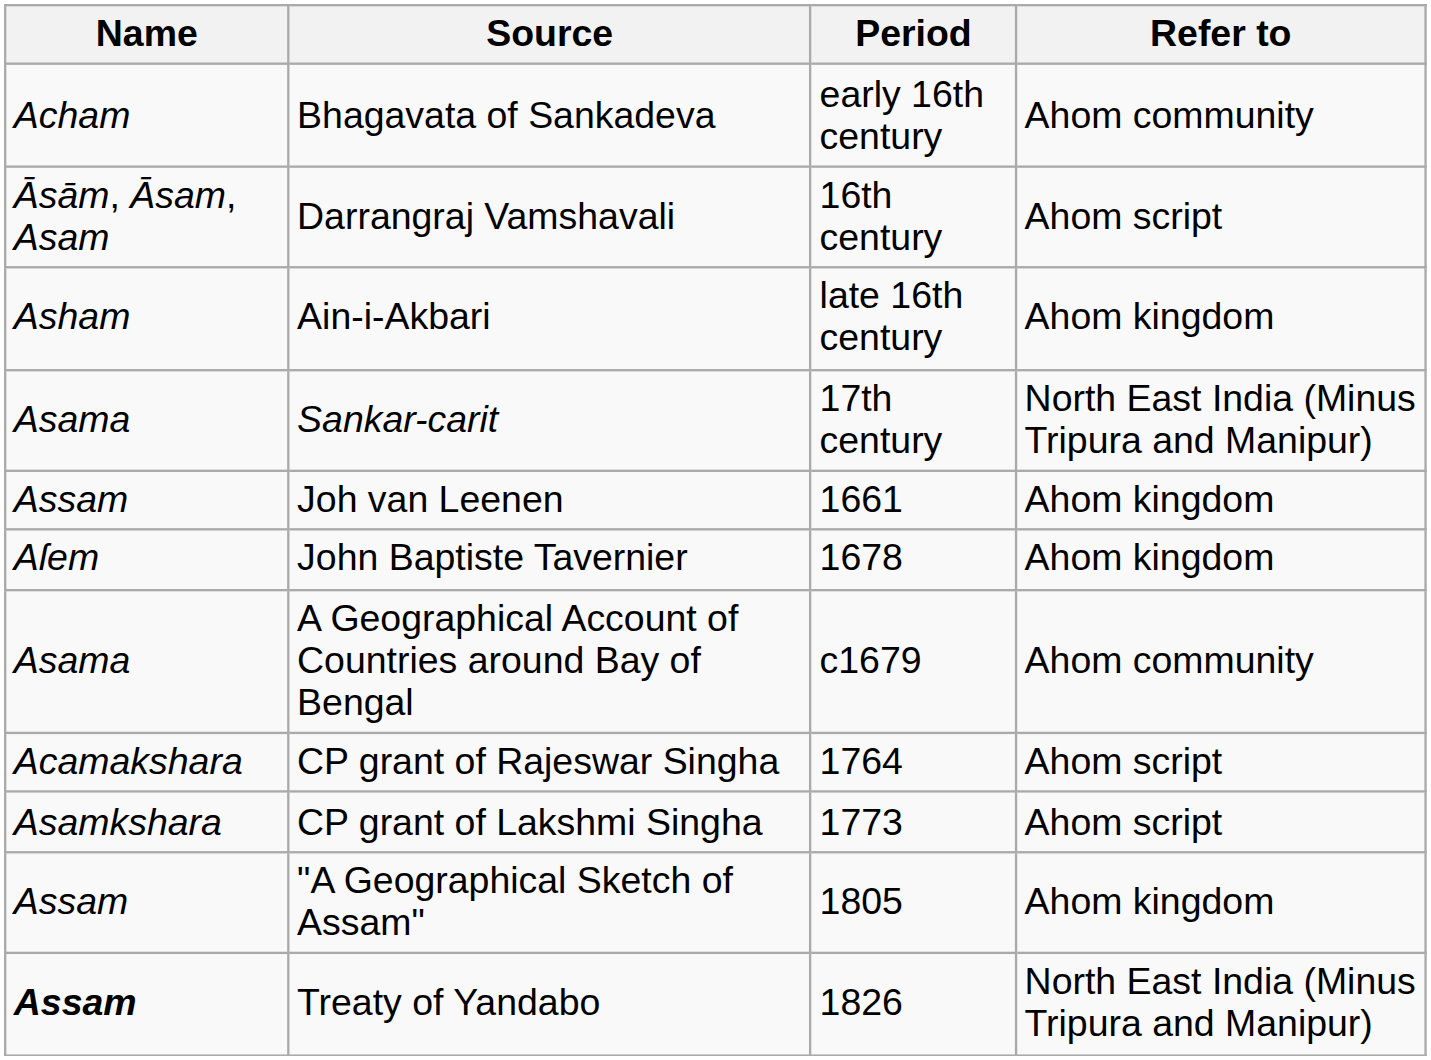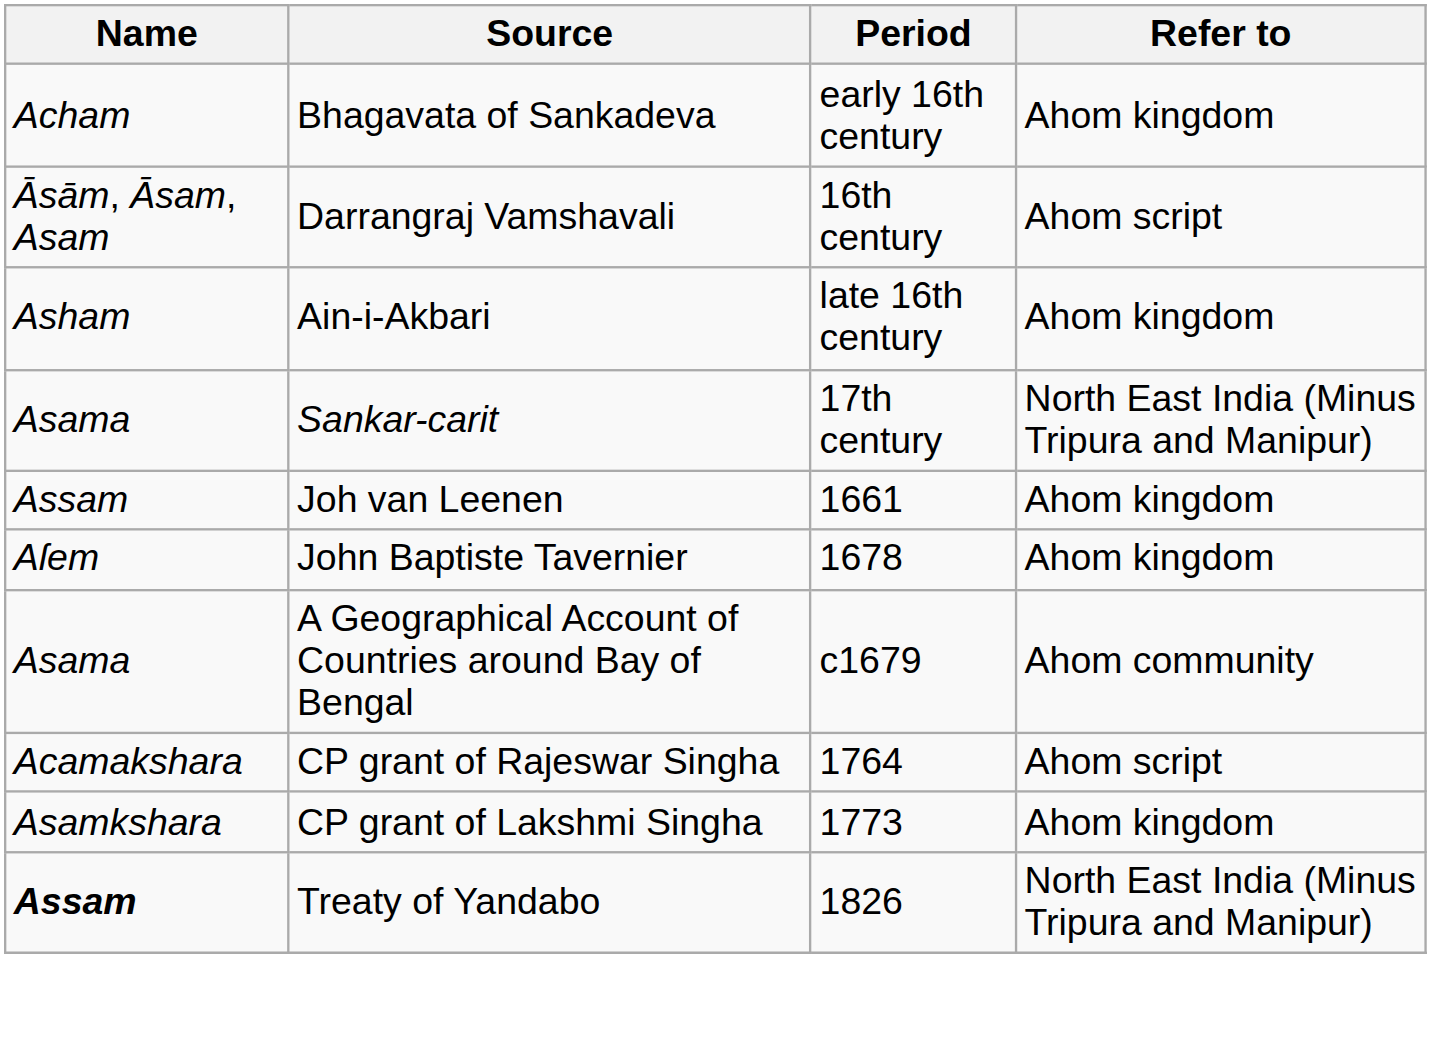(1169, 114) Ahom community -> (1149, 114) Ahom kingdom
(1123, 821) Ahom script -> (1149, 821) Ahom kingdom
- row: (515, 901)
